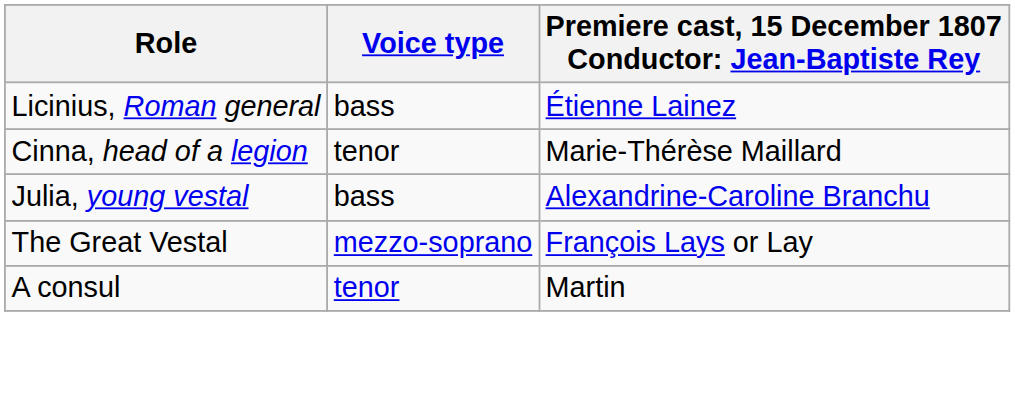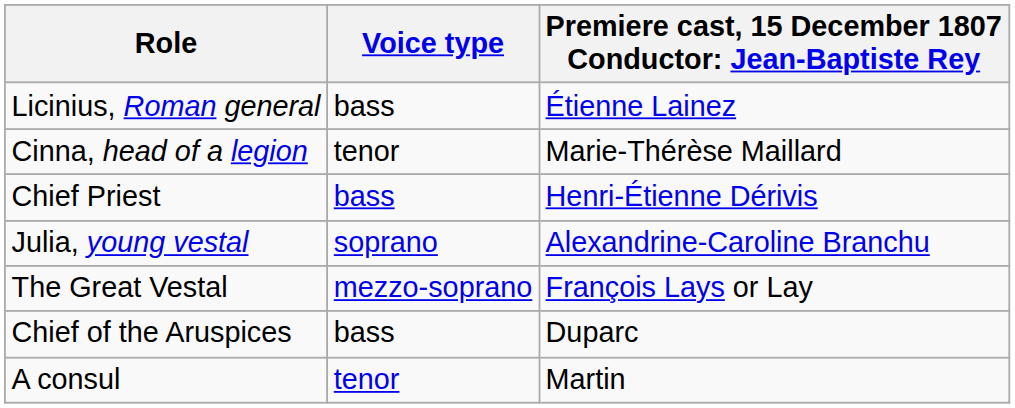+ row: (86, 196)
(364, 196) bass -> (386, 242) soprano
+ row: (152, 333)
